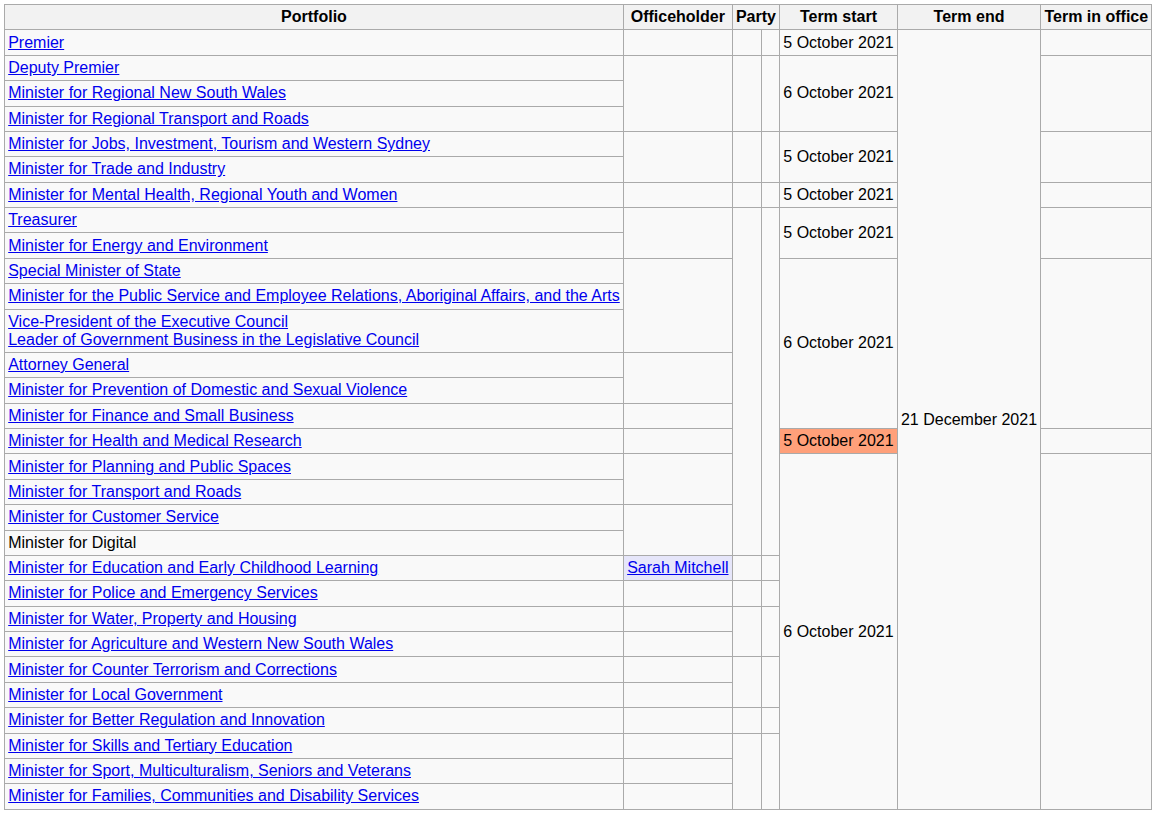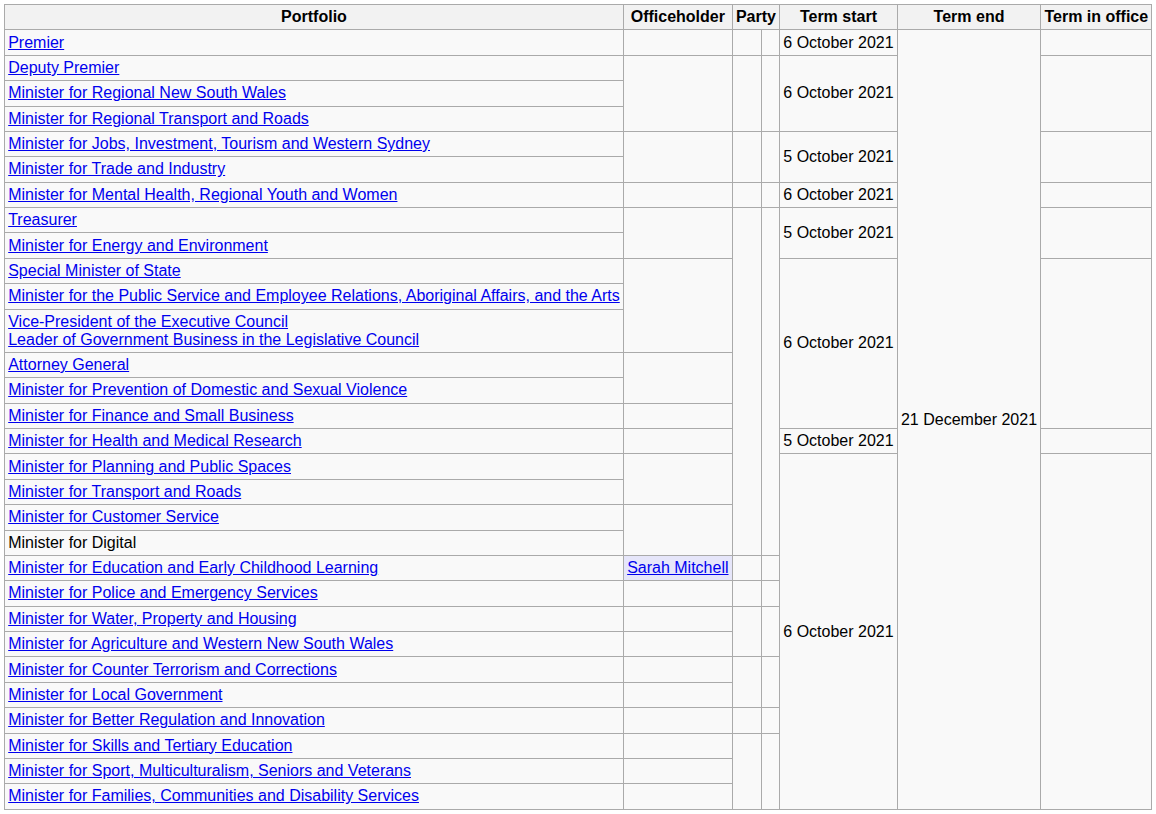(838, 42) 5 October 2021 -> (838, 42) 6 October 2021
(838, 194) 5 October 2021 -> (838, 194) 6 October 2021
(838, 441) lightsalmon background -> (838, 441) no background
